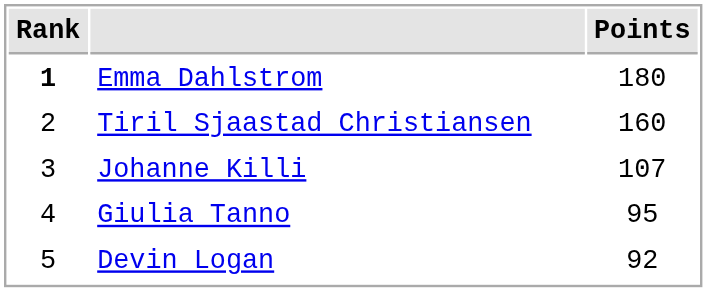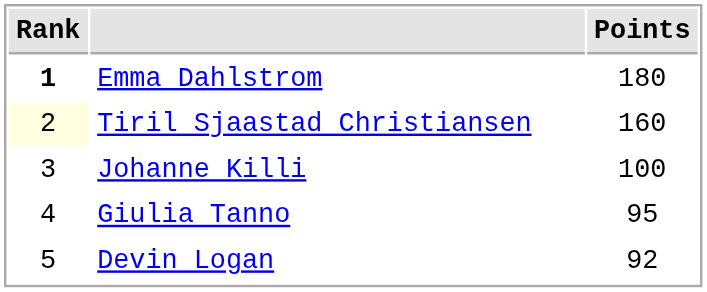(48, 124) no background -> (48, 124) lightyellow background
(642, 170) 107 -> (642, 170) 100
